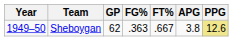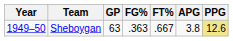(115, 28) 62 -> (115, 28) 63
